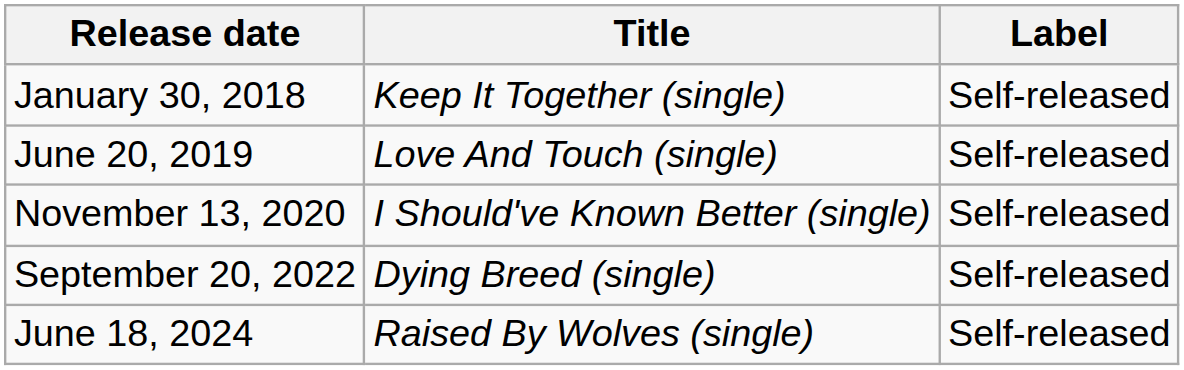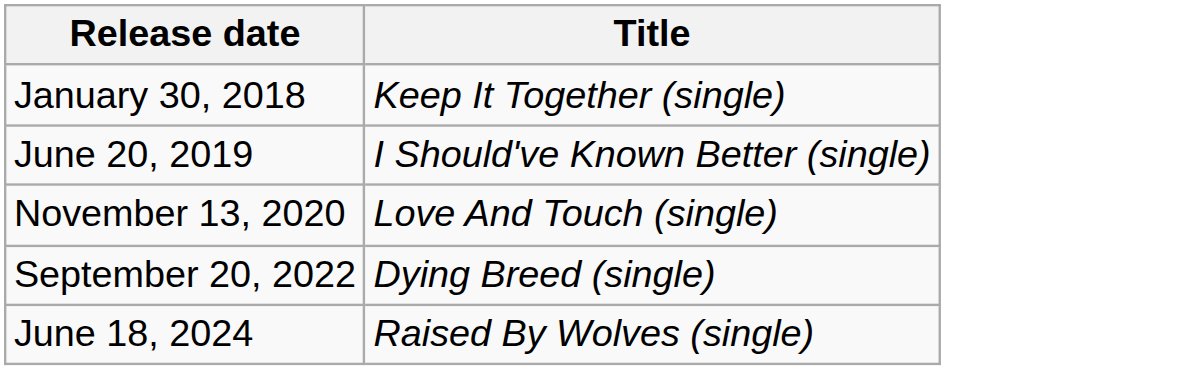- column: (1059, 34)
(576, 154) Love And Touch (single) -> (652, 154) I Should've Known Better (single)
(652, 214) I Should've Known Better (single) -> (576, 214) Love And Touch (single)
